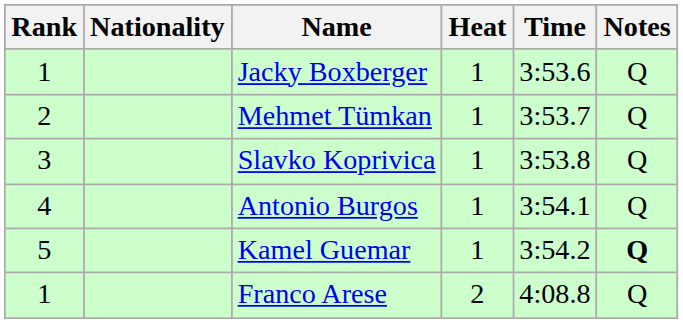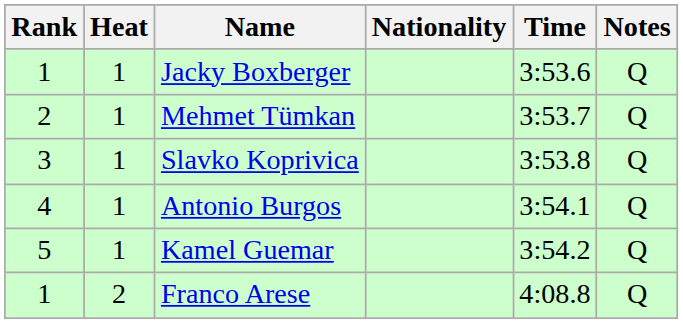columns swapped: (477, 26) <-> (157, 26)
(637, 250) bold -> (637, 250) normal
